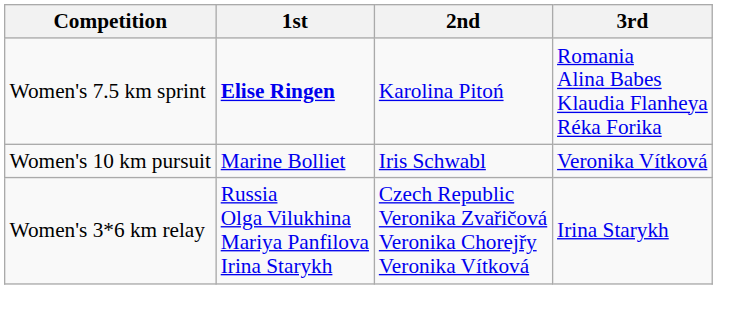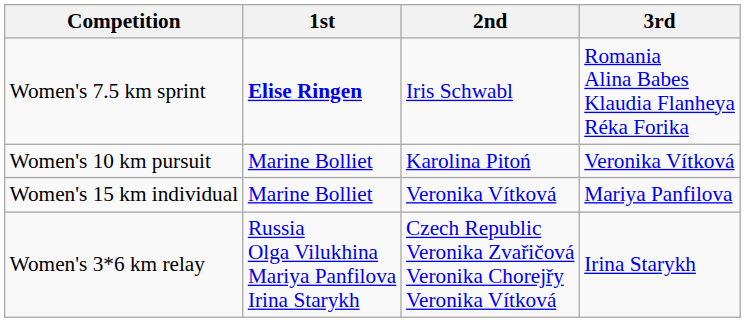(441, 91) Karolina Pitoń -> (460, 91) Iris Schwabl
(432, 160) Iris Schwabl -> (468, 160) Karolina Pitoń
+ row: (124, 194)
